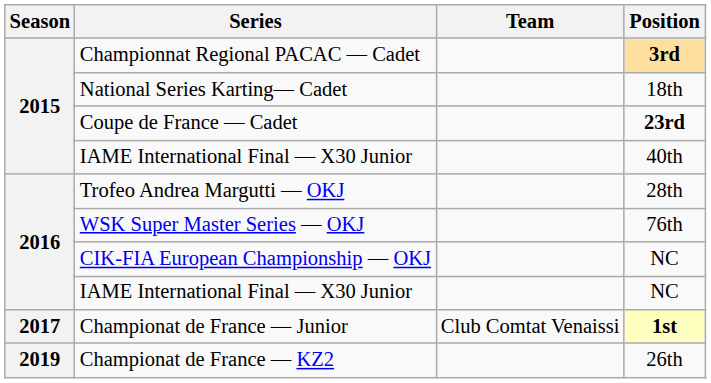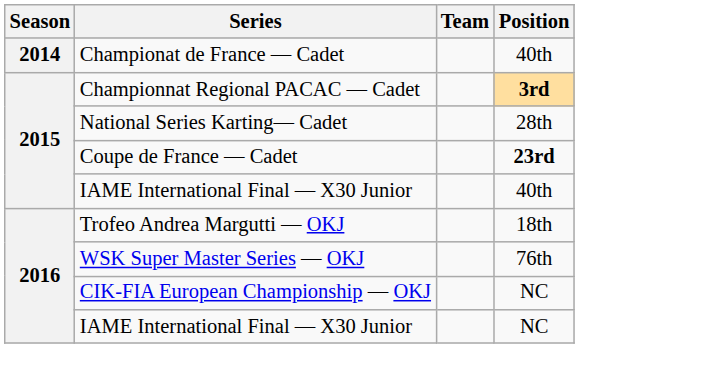+ row: (40, 54)
(665, 88) 18th -> (534, 122) 28th
(665, 190) 28th -> (534, 224) 18th
- row: (40, 325)
- row: (40, 359)
